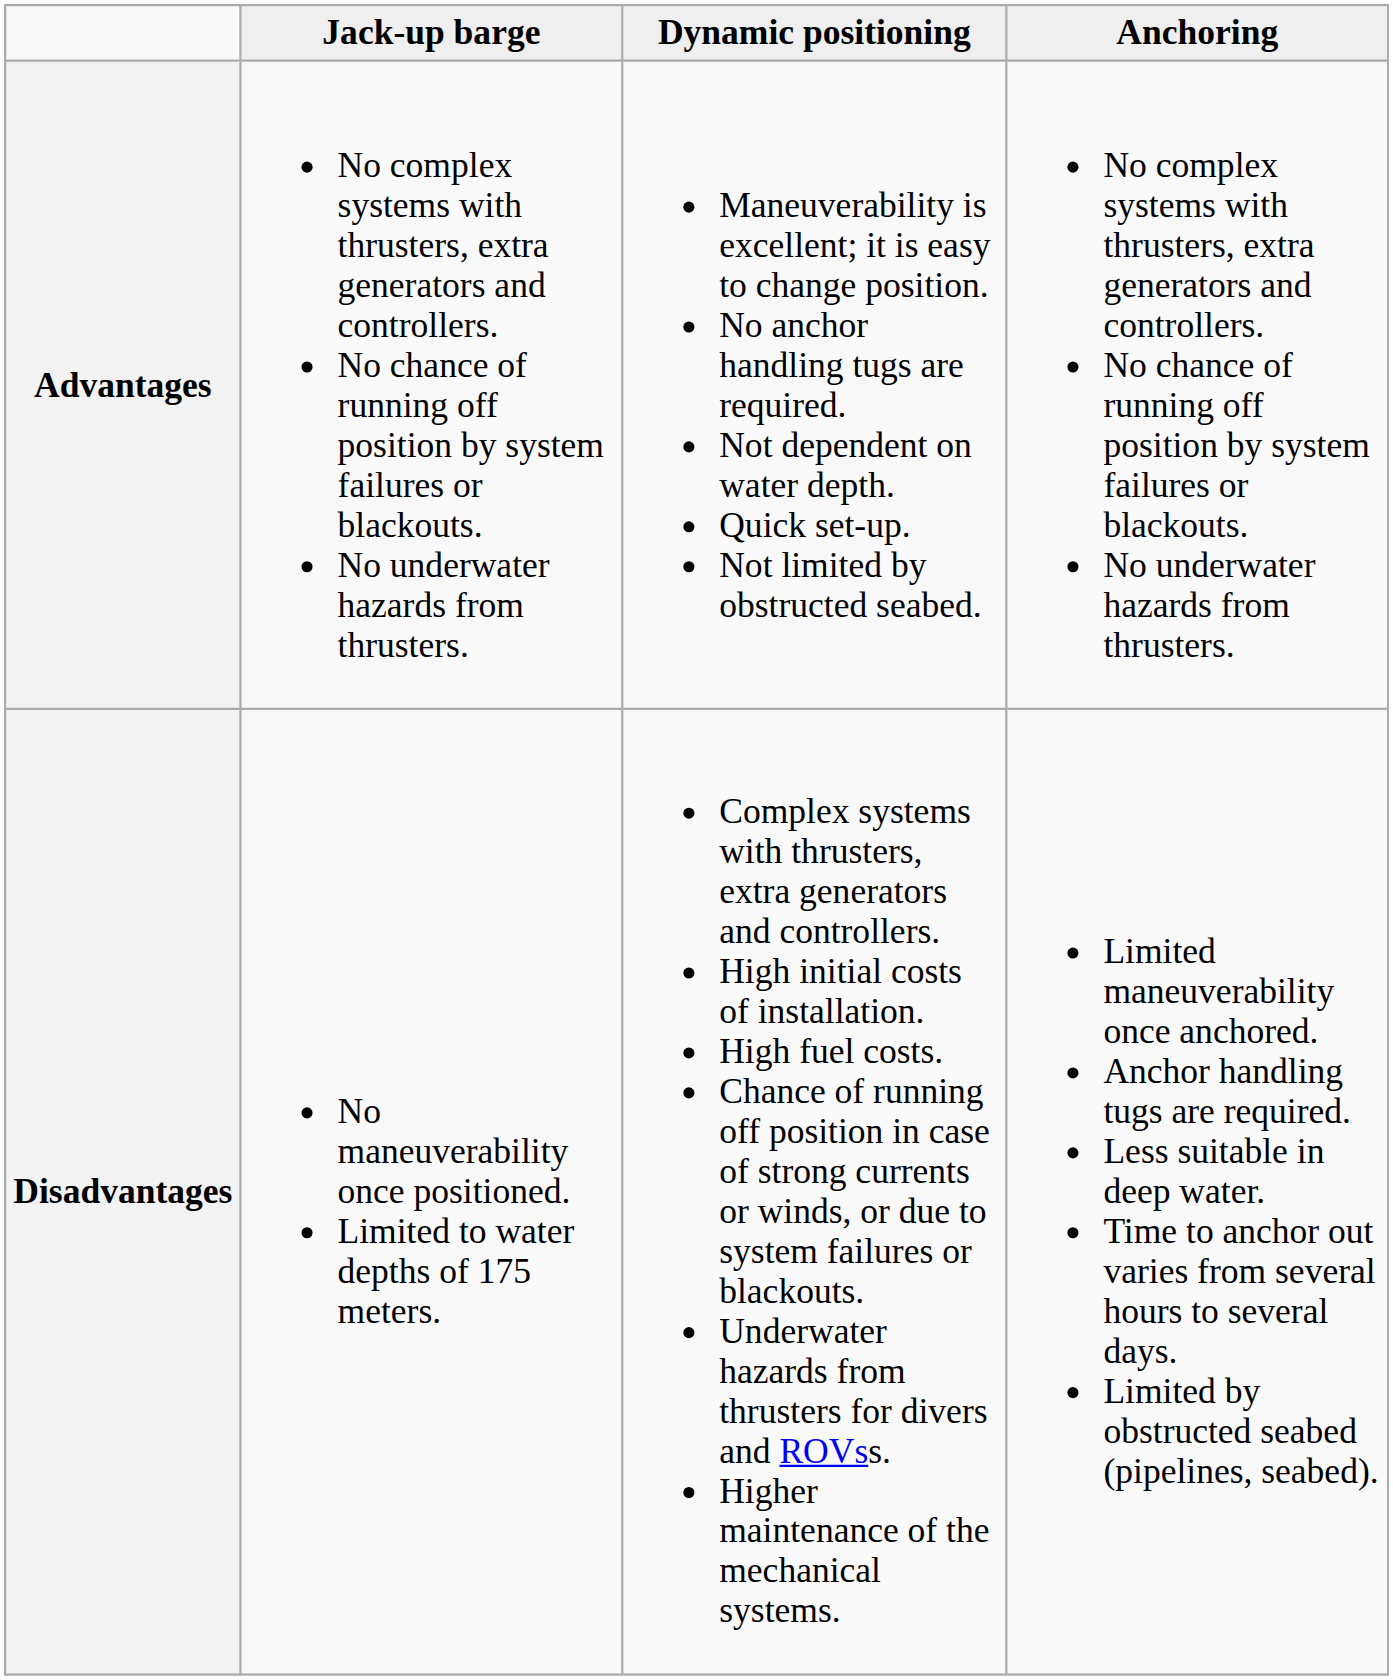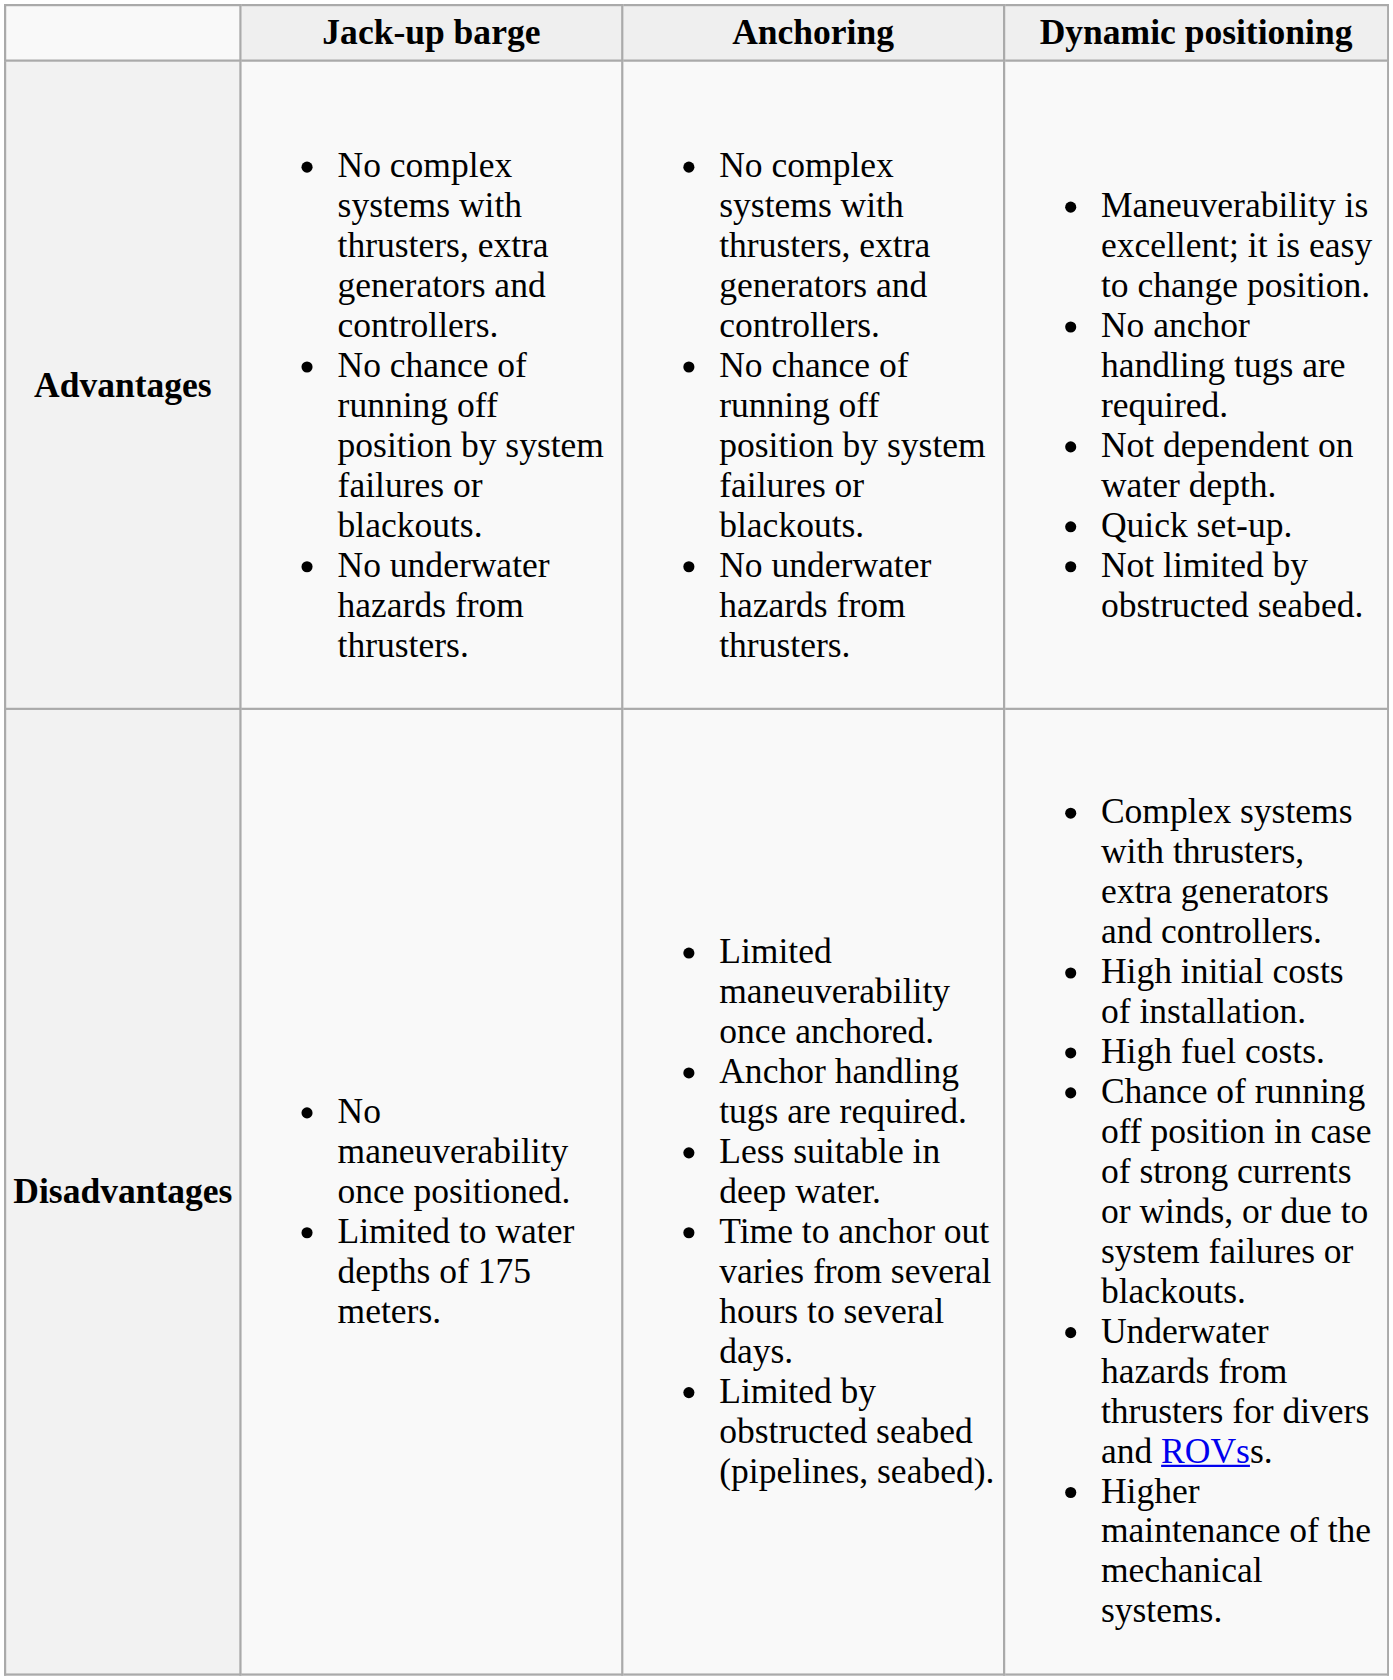columns swapped: (1197, 32) <-> (814, 32)
